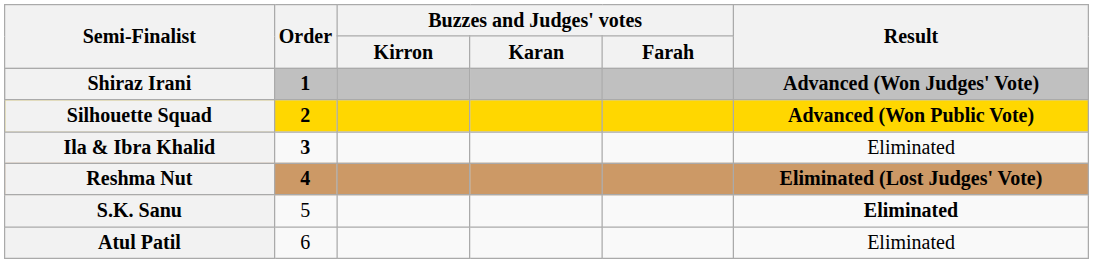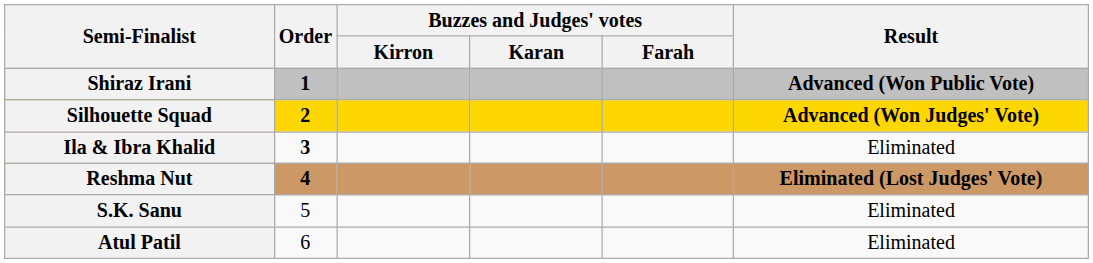(911, 83) Advanced (Won Judges' Vote) -> (911, 83) Advanced (Won Public Vote)
(911, 115) Advanced (Won Public Vote) -> (911, 115) Advanced (Won Judges' Vote)
(911, 210) bold -> (911, 210) normal
